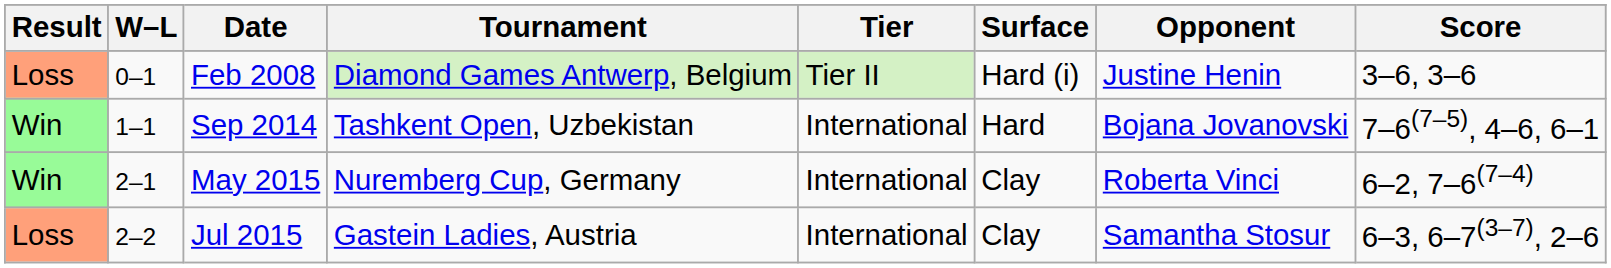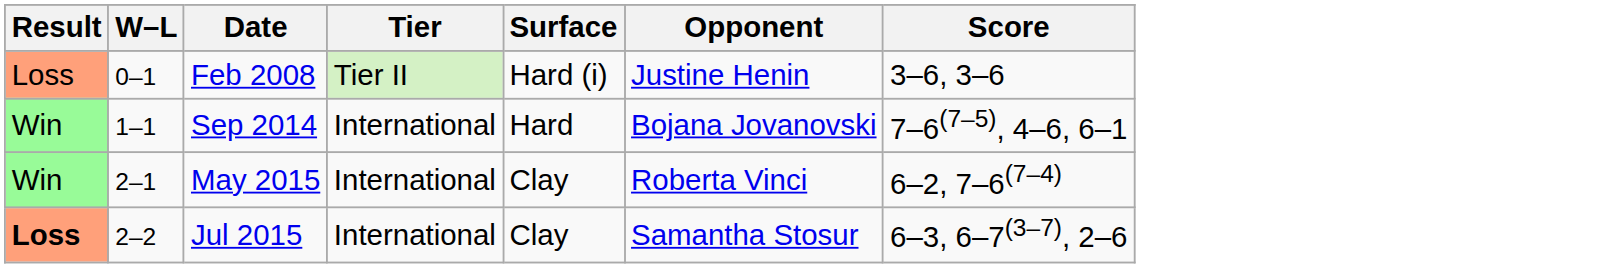- column: (563, 27)
(43, 234) normal -> (46, 234) bold
